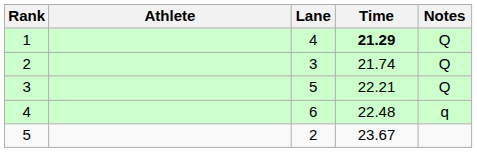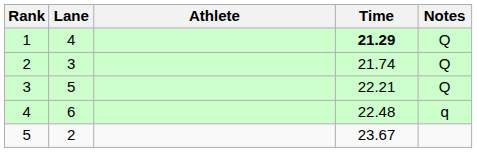columns swapped: (313, 16) <-> (170, 16)
